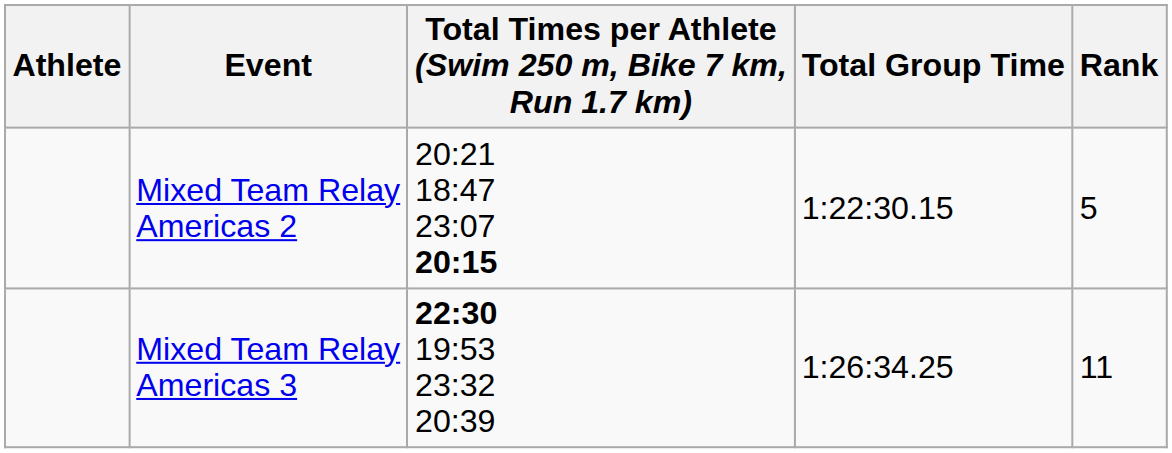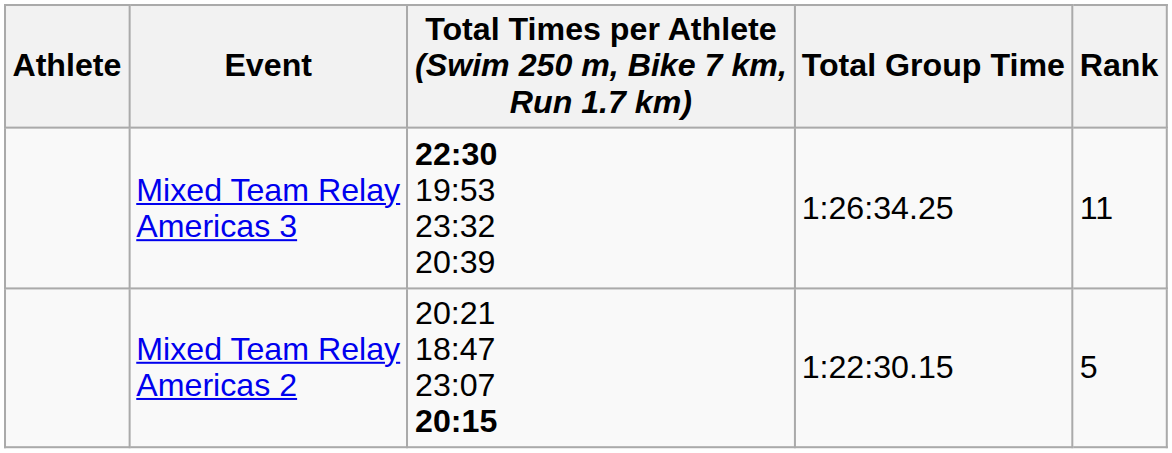rows swapped: (268, 367) <-> (268, 207)
